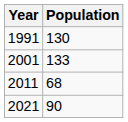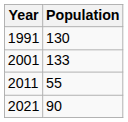(54, 83) 68 -> (54, 83) 55
